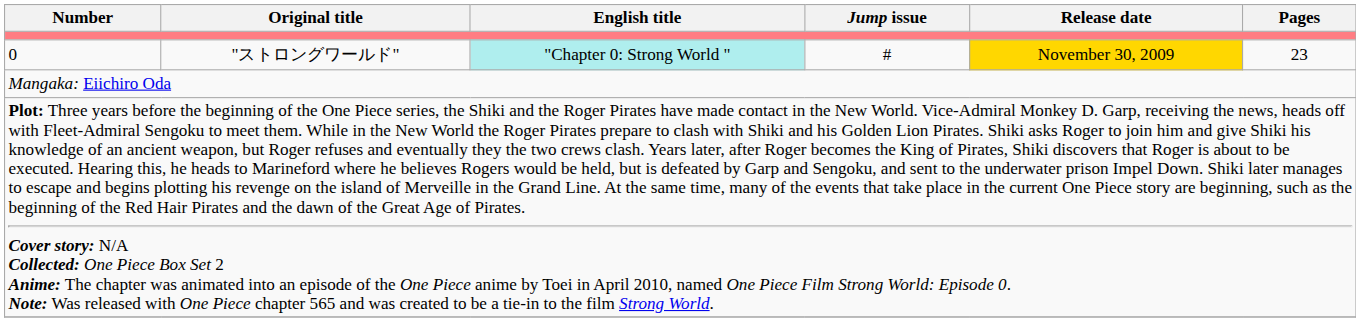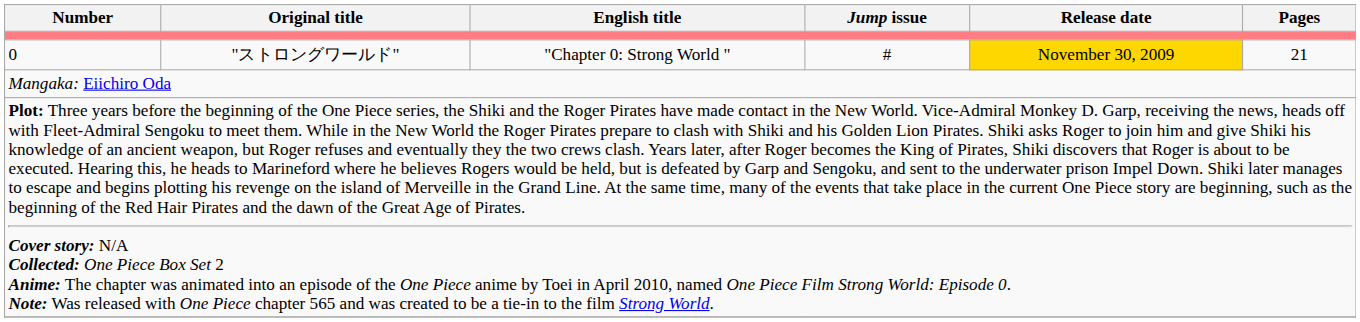(637, 54) paleturquoise background -> (637, 54) no background
(1299, 54) 23 -> (1299, 54) 21
